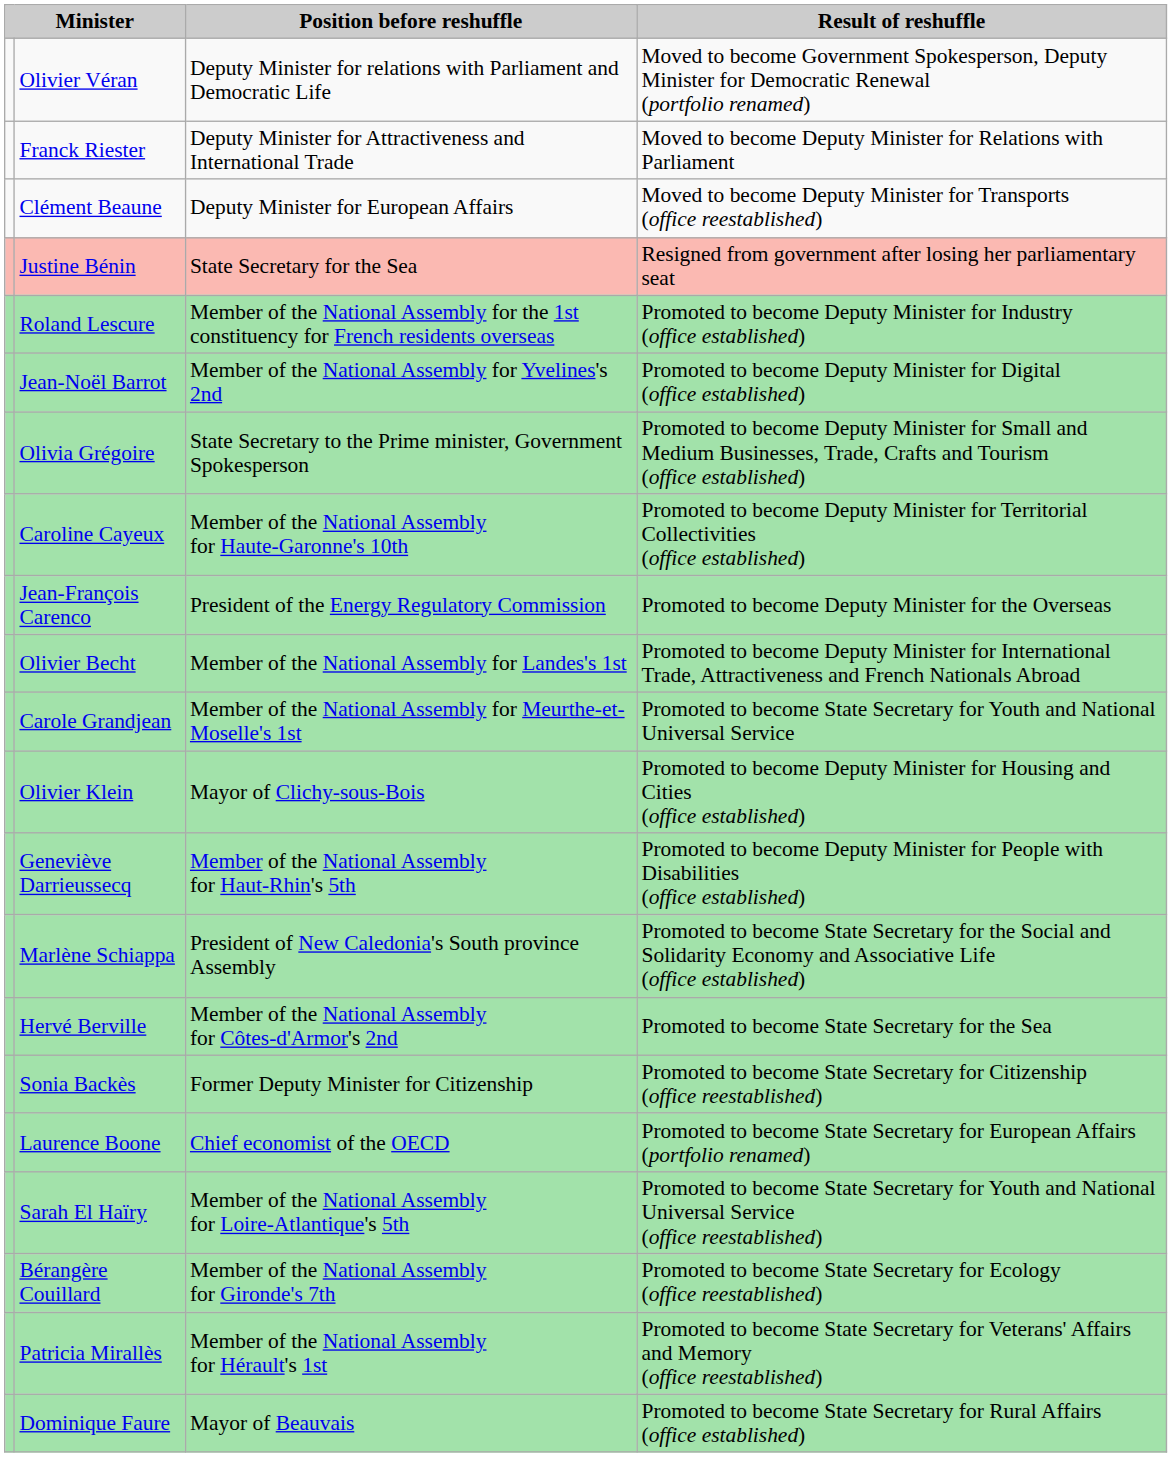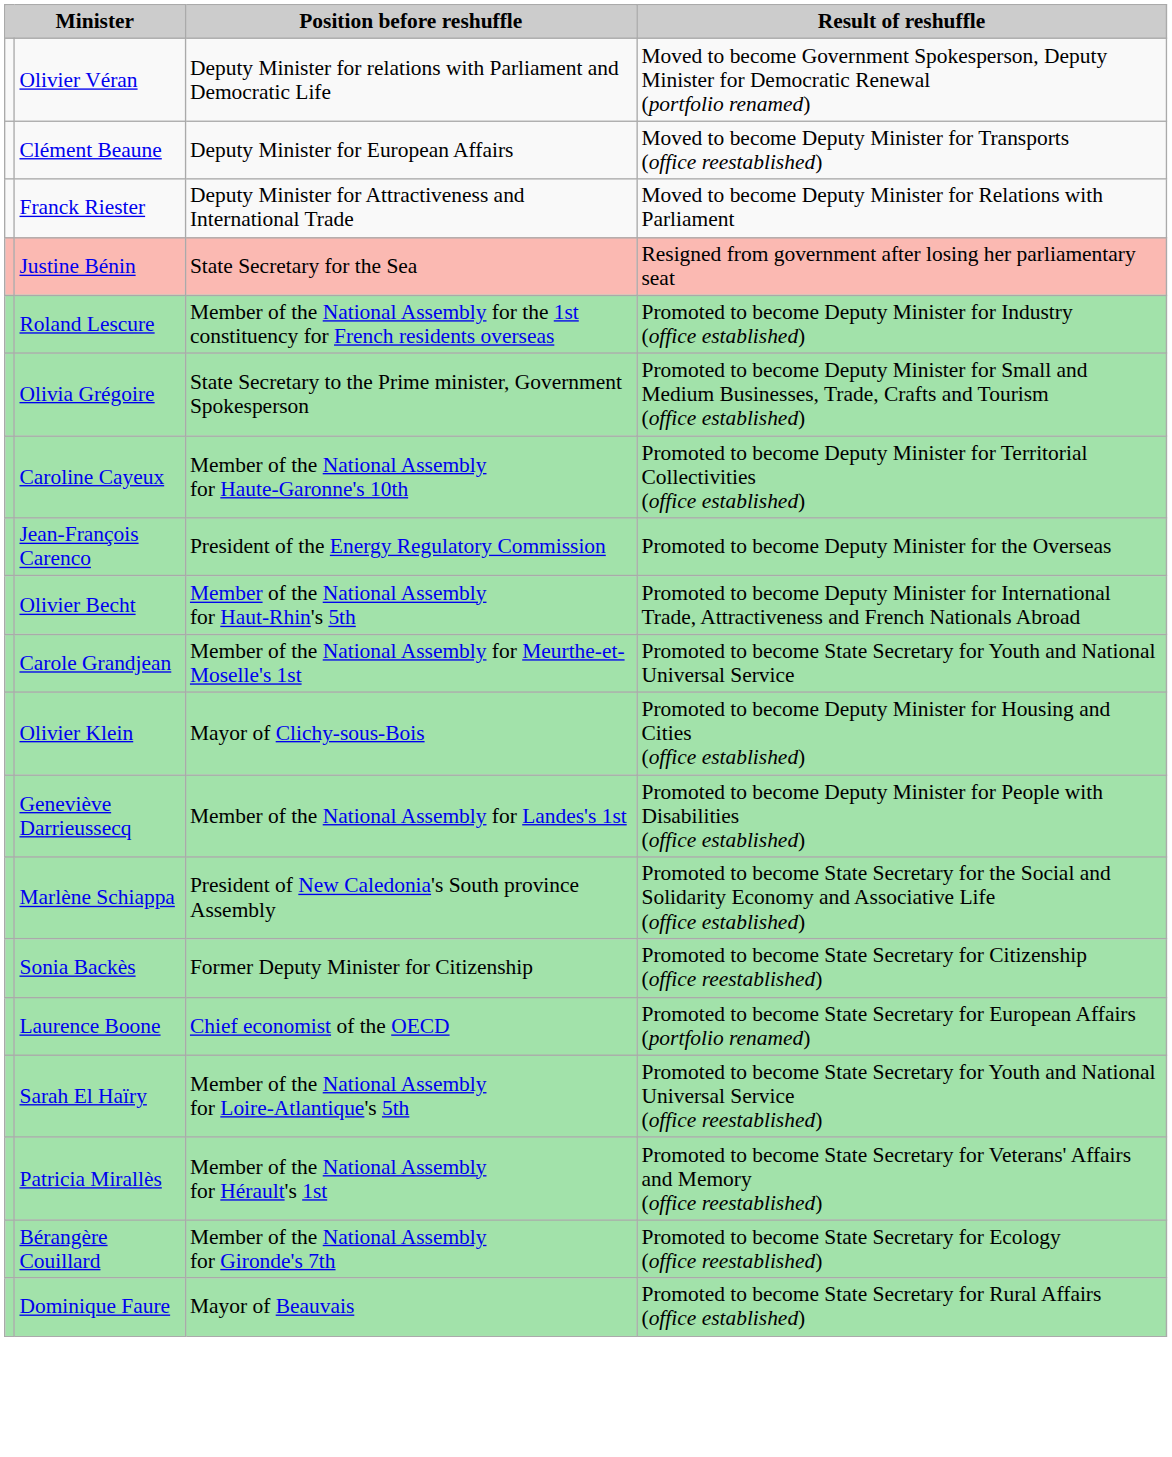rows swapped: (82, 149) <-> (91, 207)
- row: (93, 382)
(408, 663) Member of the National Assembly for Landes's 1st -> (338, 604) Member of the National Assembly for Haut-Rhin's 5th
(338, 873) Member of the National Assembly for Haut-Rhin's 5th -> (408, 815) Member of the National Assembly for Landes's 1st
- row: (83, 1025)
rows swapped: (91, 1352) <-> (64, 1282)
